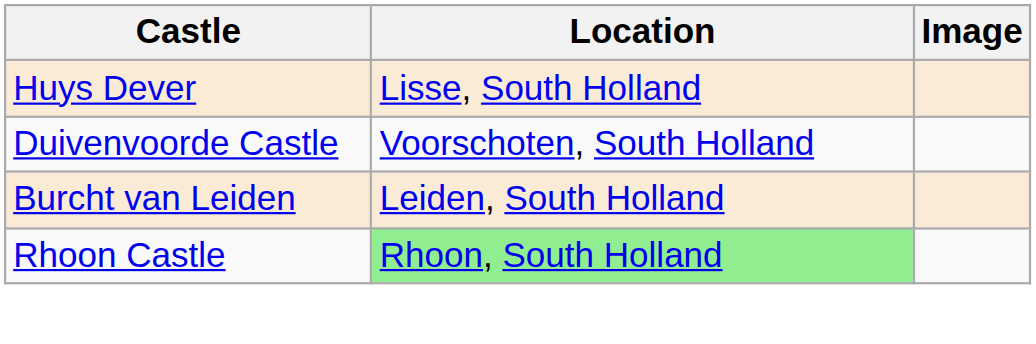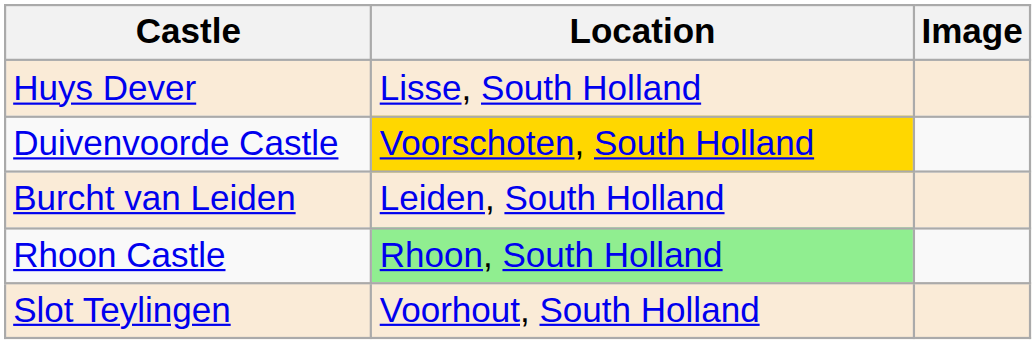(597, 143) no background -> (597, 143) gold background
+ row: (122, 310)
